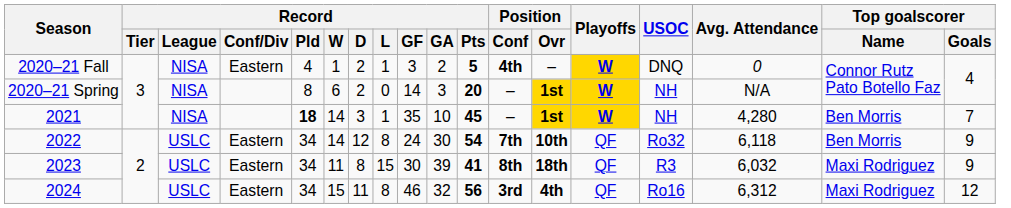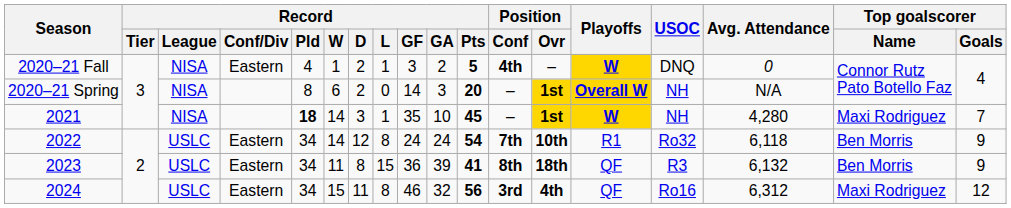(606, 91) W -> (611, 91) Overall W
(863, 116) Ben Morris -> (891, 116) Maxi Rodriguez
(442, 141) 30 -> (442, 141) 24
(606, 141) QF -> (611, 141) R1
(412, 166) 30 -> (412, 166) 36
(757, 166) 6,032 -> (768, 166) 6,132
(880, 166) Maxi Rodriguez -> (875, 166) Ben Morris
